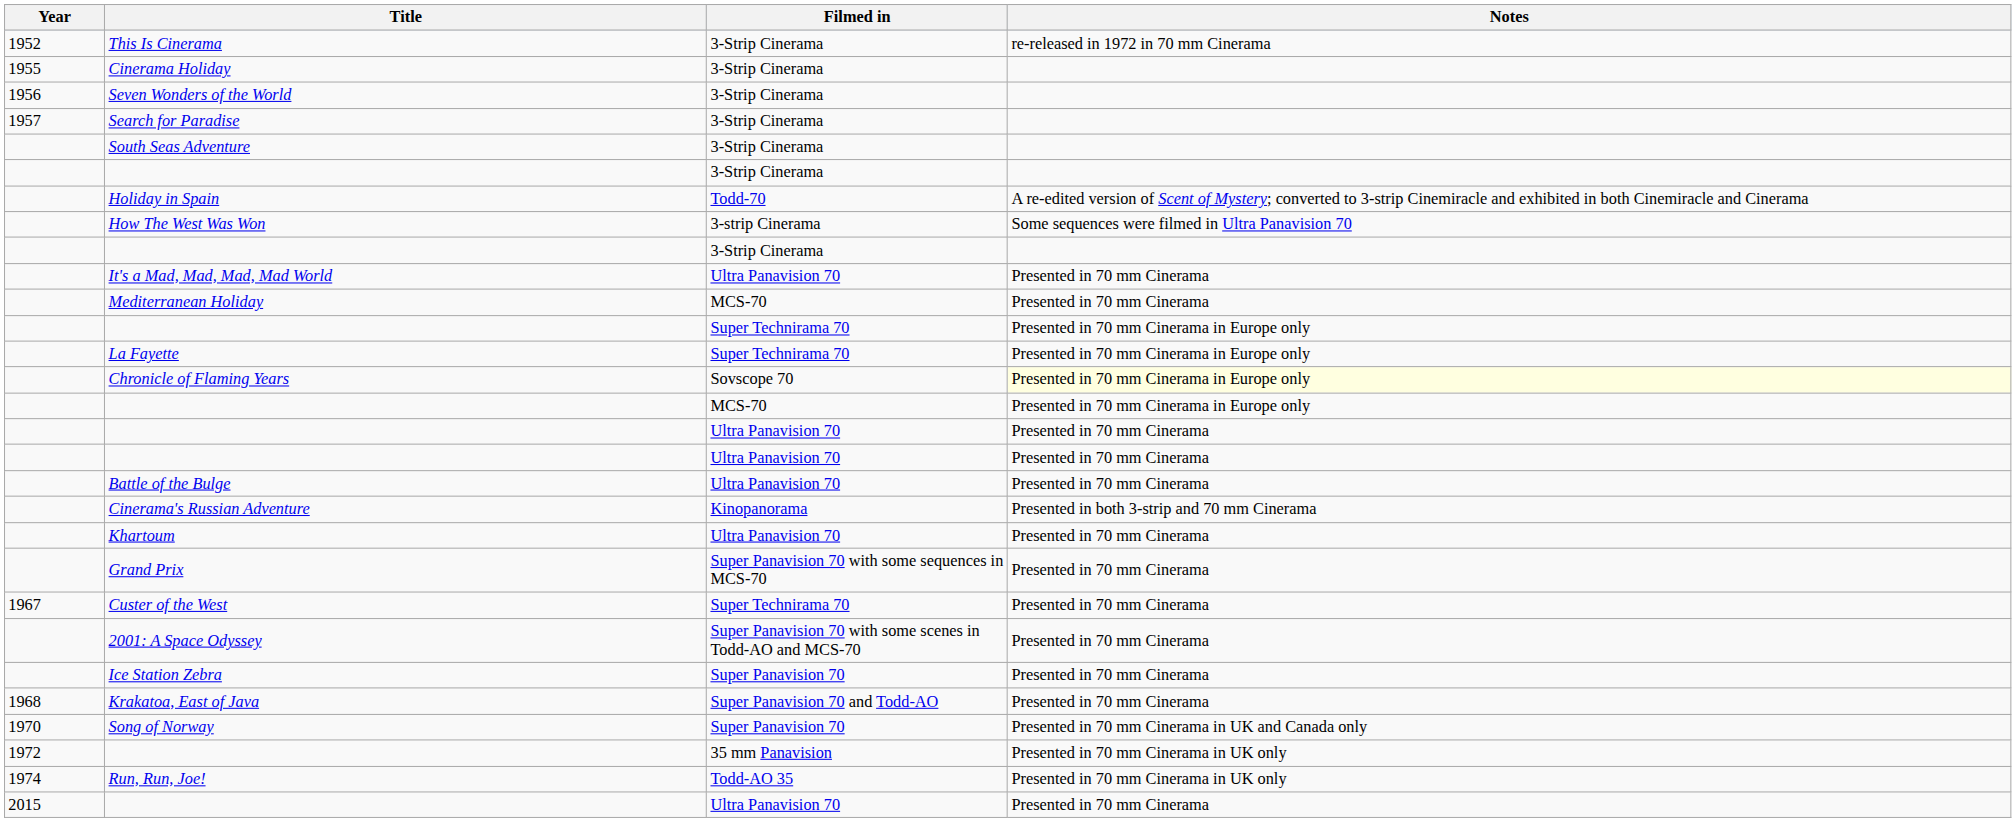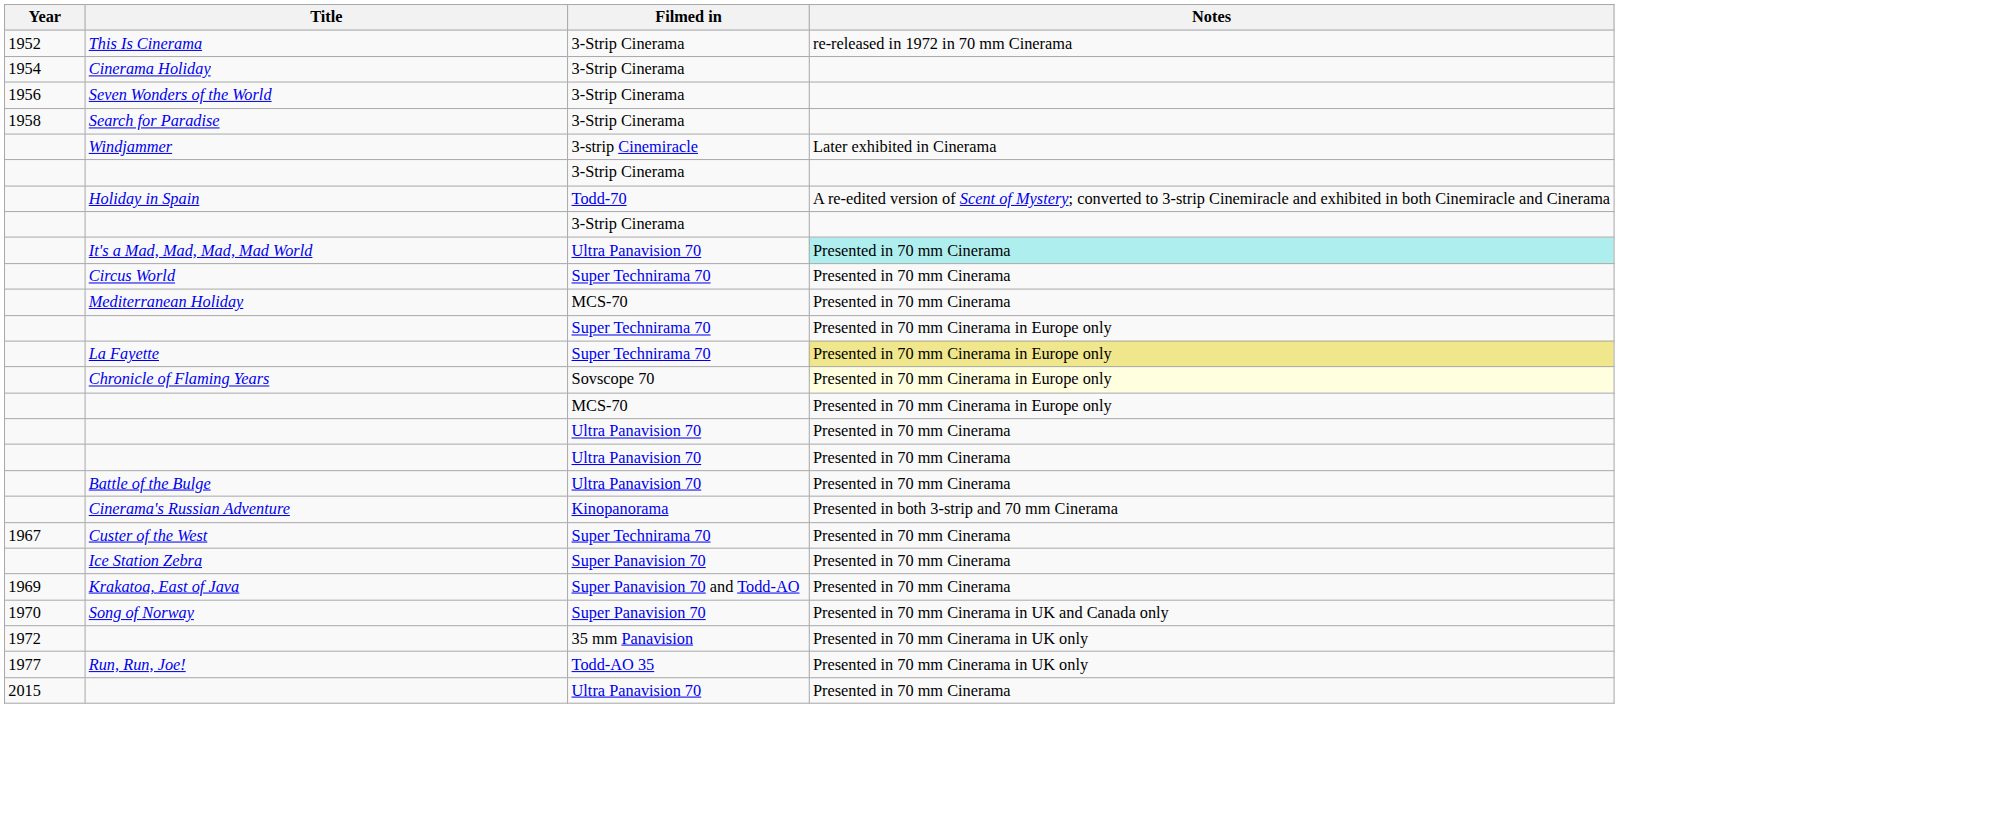(25, 69) 1955 -> (25, 69) 1954
(25, 120) 1957 -> (25, 120) 1958
- row: (179, 146)
+ row: (130, 146)
- row: (187, 224)
(1110, 276) no background -> (912, 250) paleturquoise background
+ row: (132, 276)
(1161, 353) no background -> (962, 353) khaki background
- row: (142, 535)
- row: (146, 570)
- row: (185, 640)
(25, 701) 1968 -> (25, 586) 1969
(25, 778) 1974 -> (25, 664) 1977
